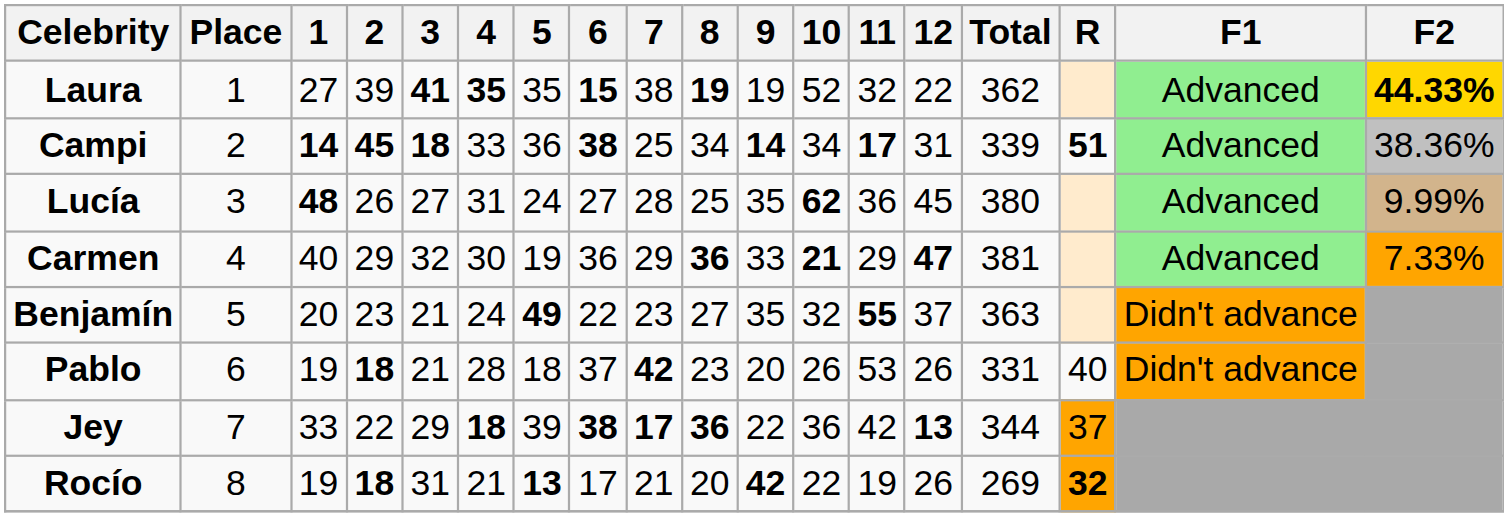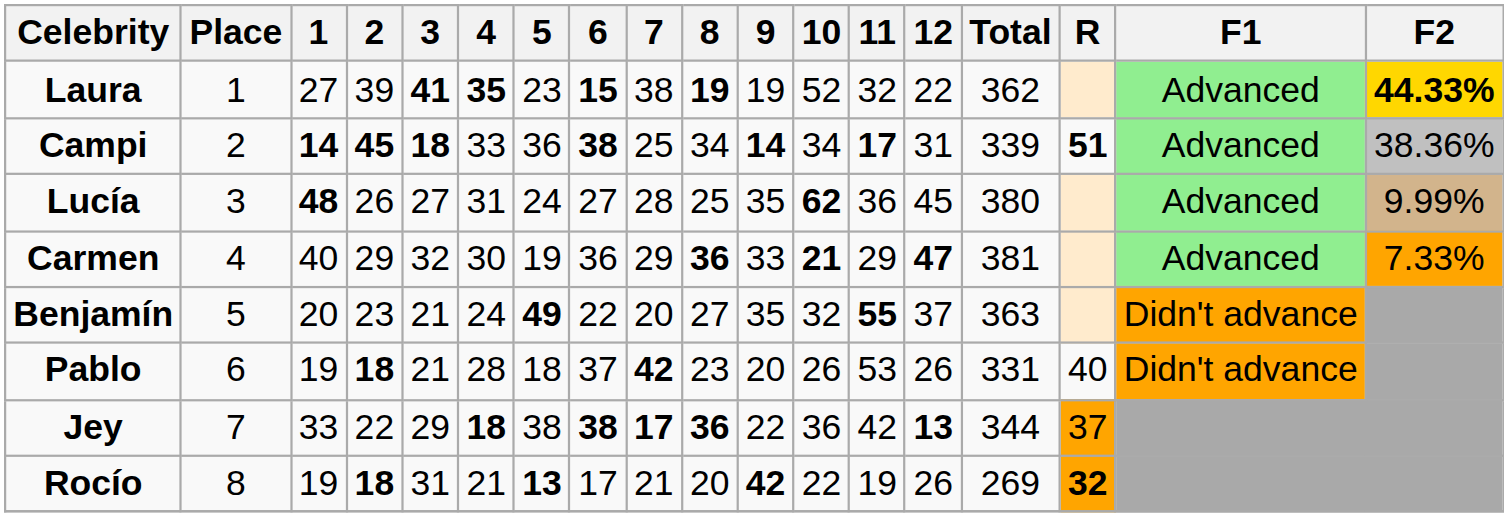(542, 88) 35 -> (542, 88) 23
(654, 314) 23 -> (654, 314) 20
(542, 426) 39 -> (542, 426) 38
